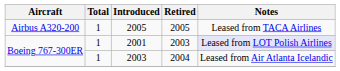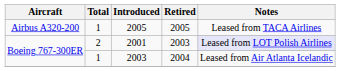(98, 43) 1 -> (98, 43) 2
